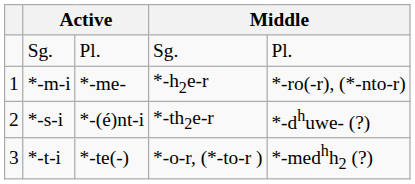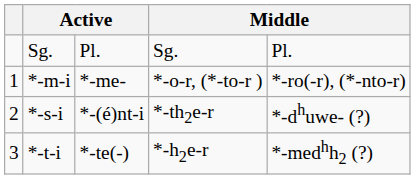(181, 83) *-h2e-r -> (208, 81) *-o-r, (*-to-r )
(208, 158) *-o-r, (*-to-r ) -> (181, 153) *-h2e-r
